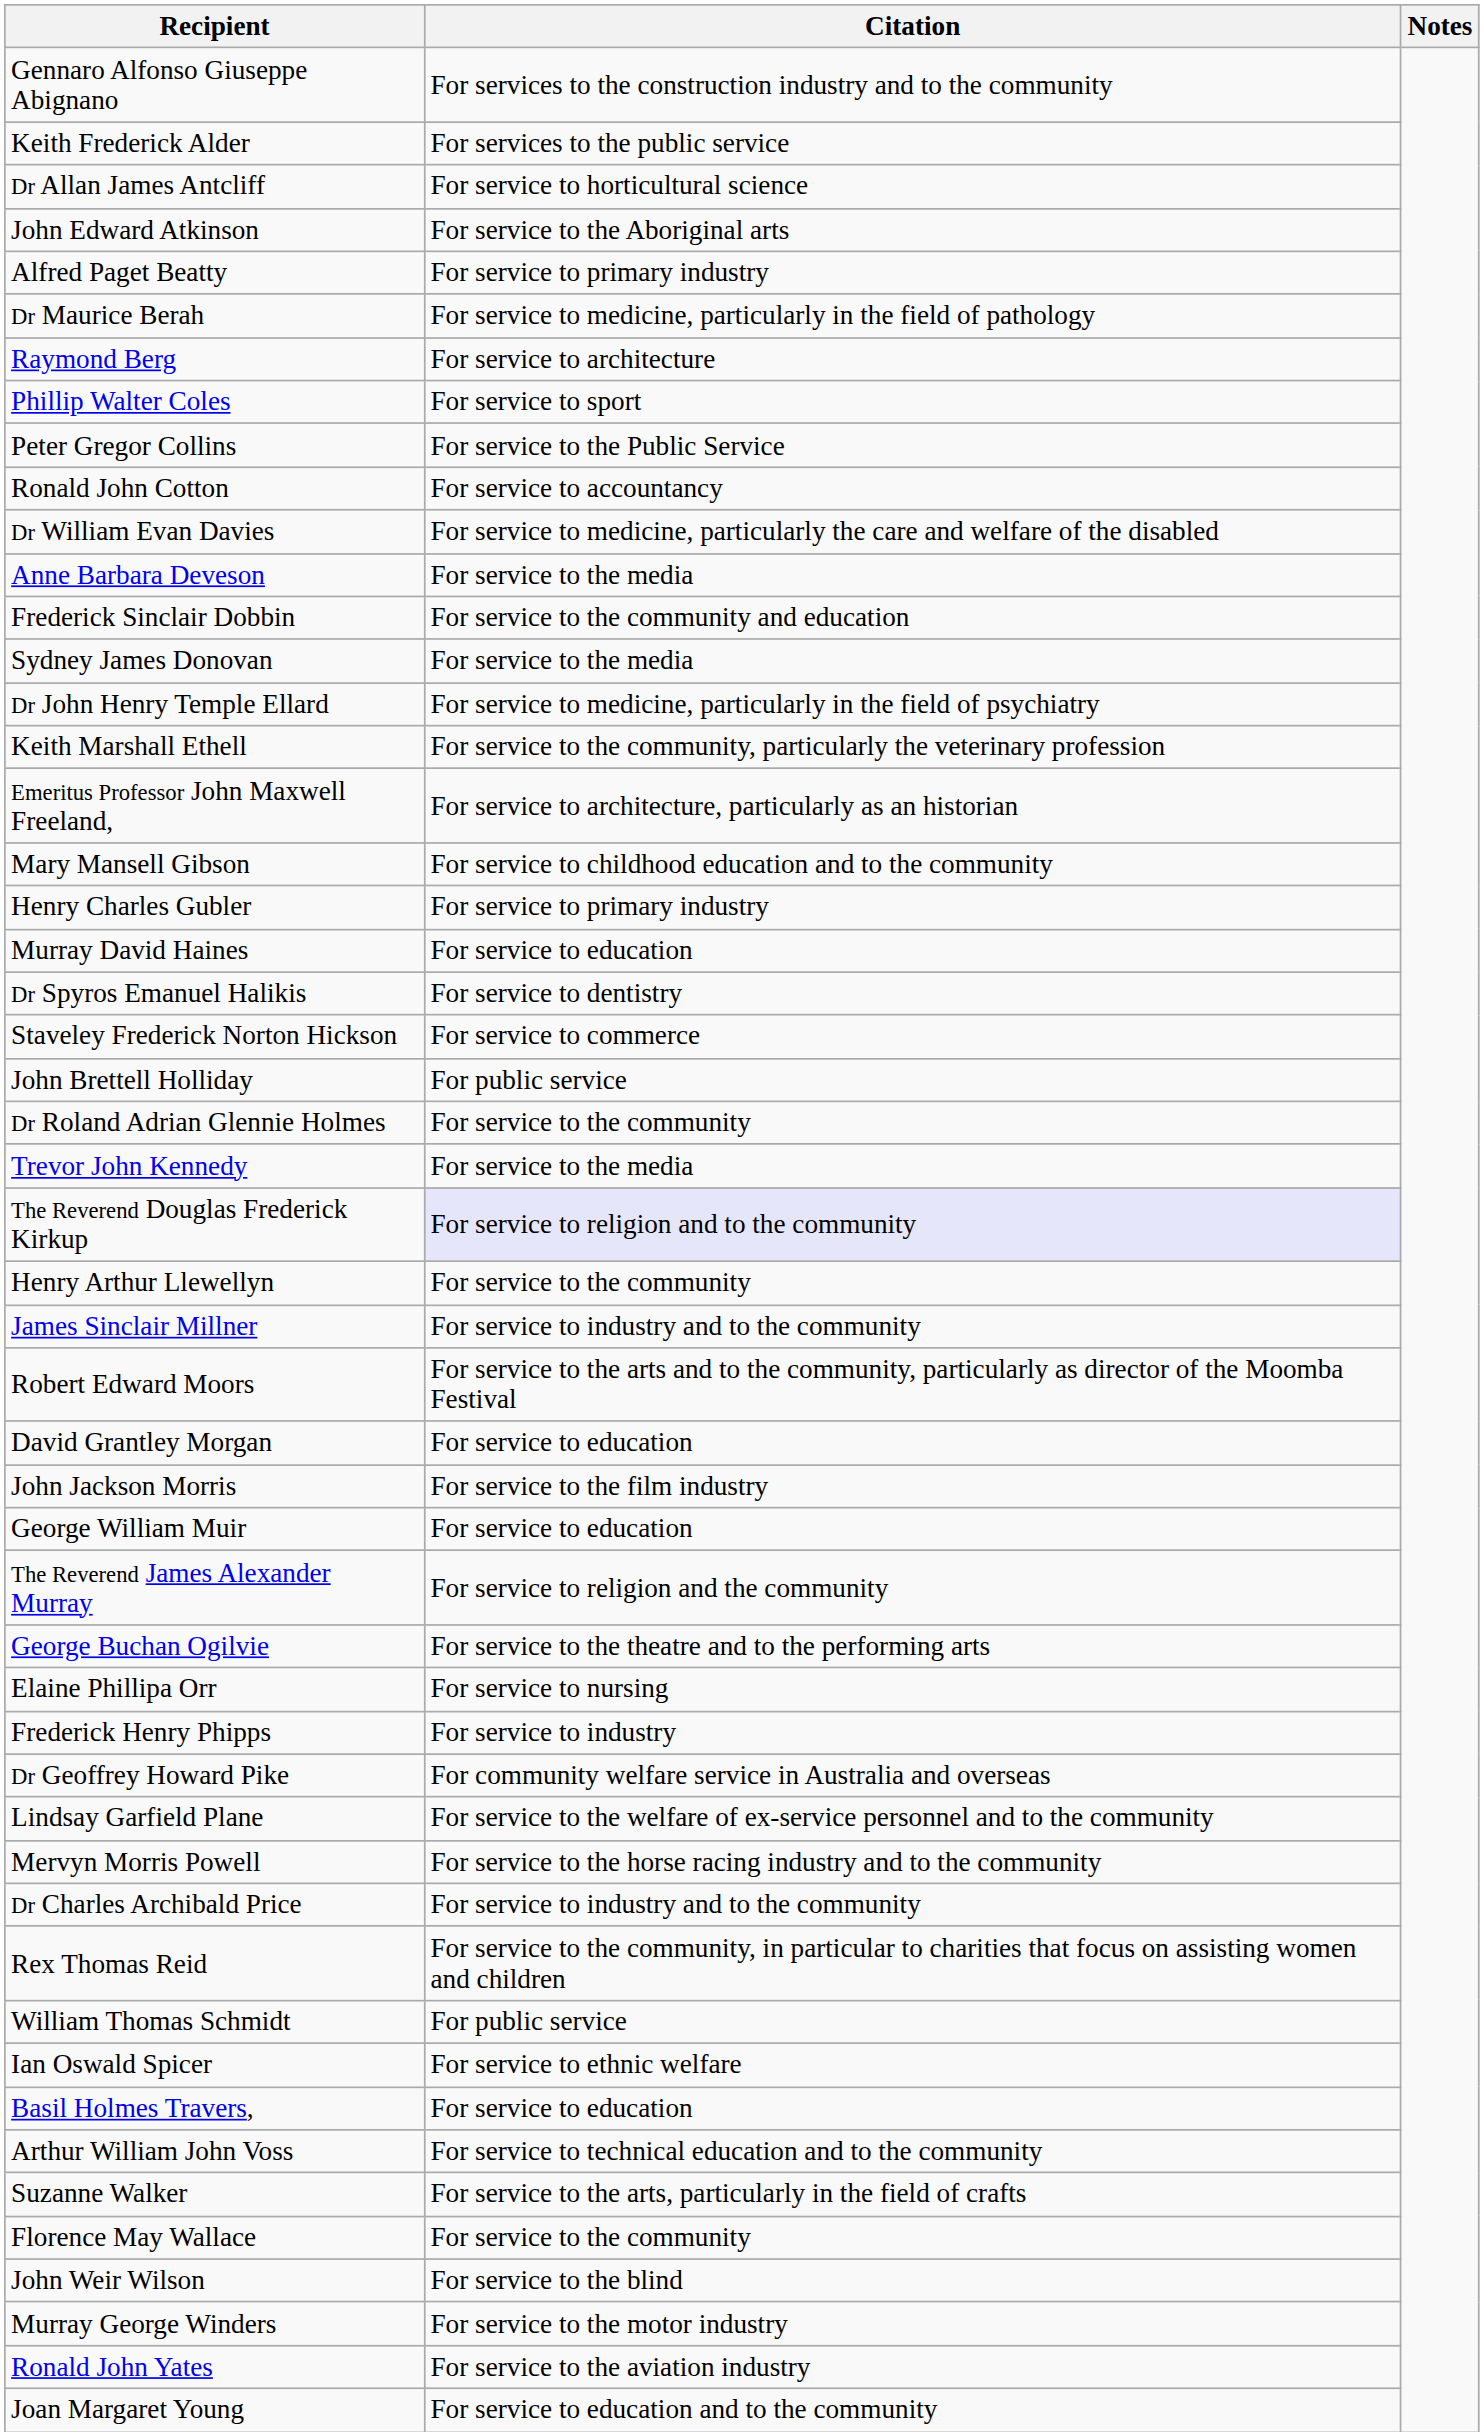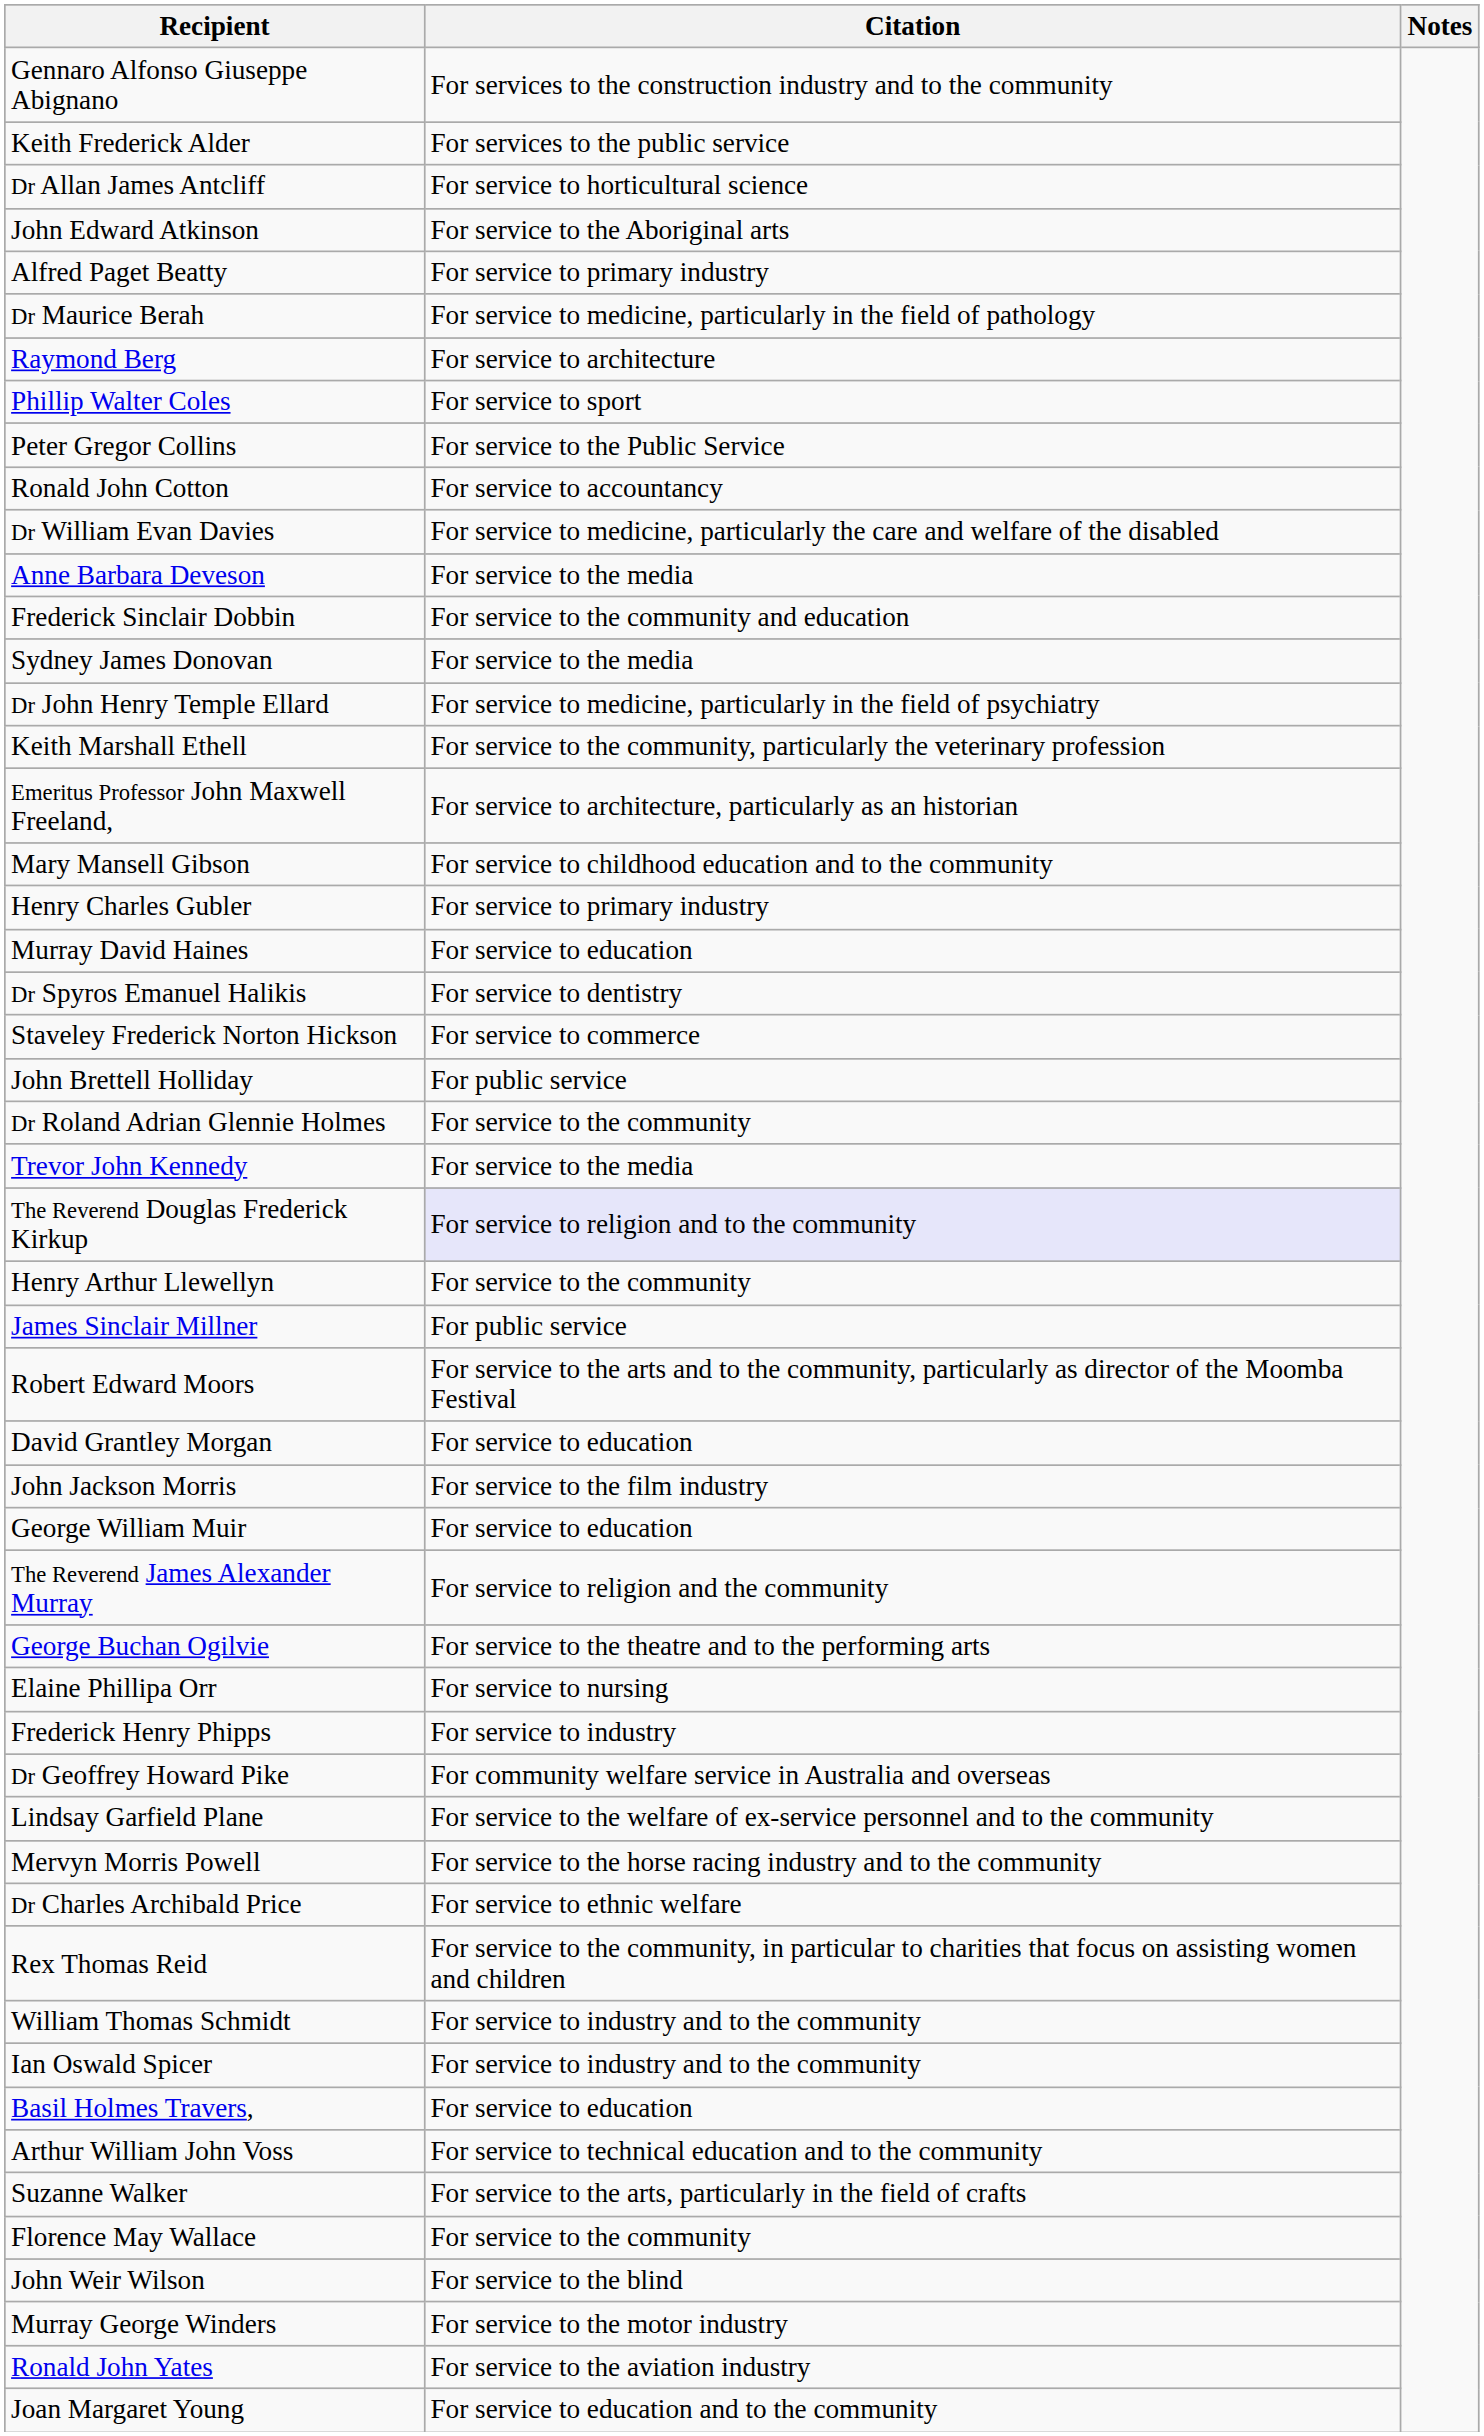(676, 1325) For service to industry and to the community -> (529, 1325) For public service
(676, 1904) For service to industry and to the community -> (586, 1904) For service to ethnic welfare
(529, 2021) For public service -> (676, 2021) For service to industry and to the community
(586, 2064) For service to ethnic welfare -> (676, 2064) For service to industry and to the community
